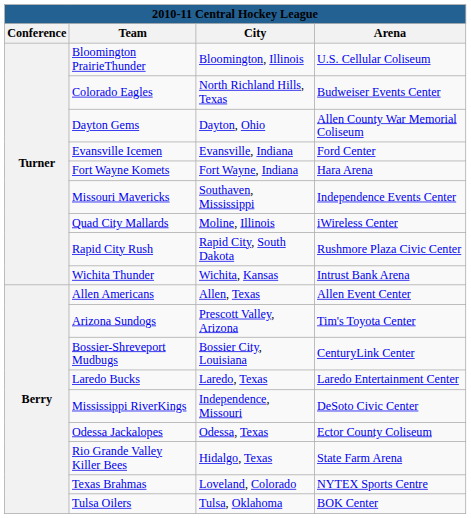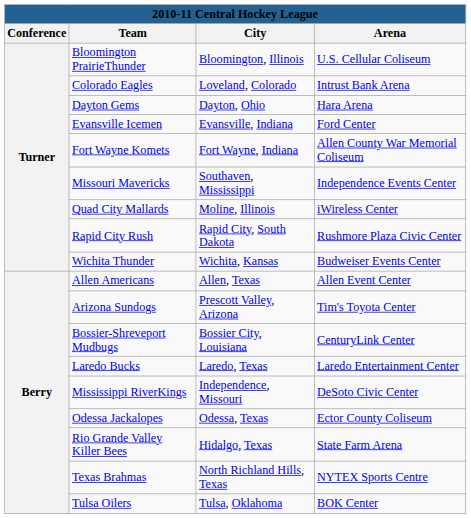(252, 92) North Richland Hills, Texas -> (248, 85) Loveland, Colorado
(379, 92) Budweiser Events Center -> (363, 85) Intrust Bank Arena
(387, 125) Allen County War Memorial Coliseum -> (345, 104) Hara Arena
(345, 170) Hara Arena -> (387, 150) Allen County War Memorial Coliseum
(363, 275) Intrust Bank Arena -> (379, 261) Budweiser Events Center
(248, 484) Loveland, Colorado -> (252, 477) North Richland Hills, Texas
